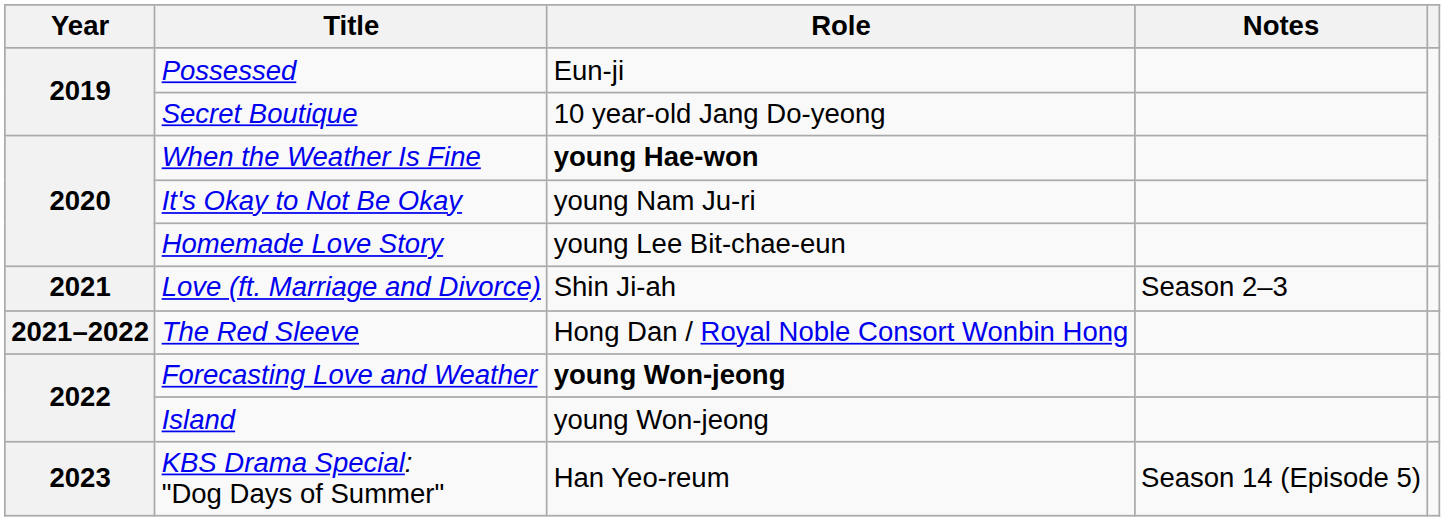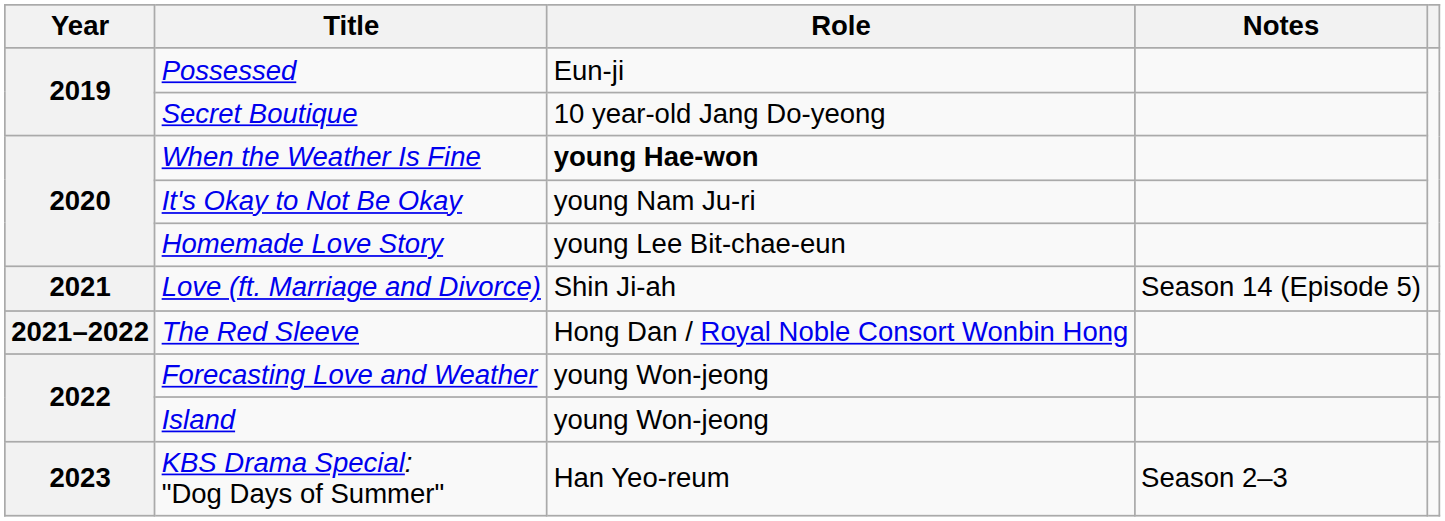(1214, 288) Season 2–3 -> (1281, 288) Season 14 (Episode 5)
(670, 375) bold -> (661, 375) normal
(1281, 478) Season 14 (Episode 5) -> (1214, 478) Season 2–3
